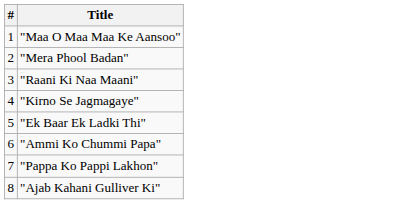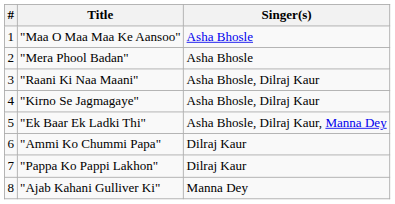+ column: (287, 15)
